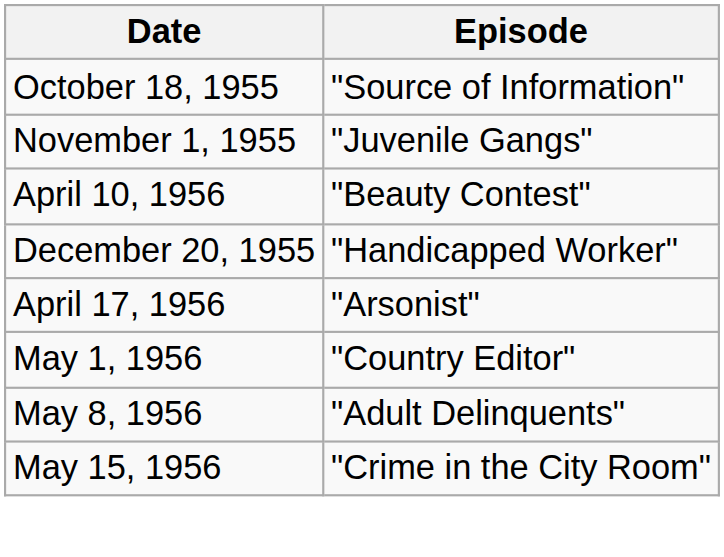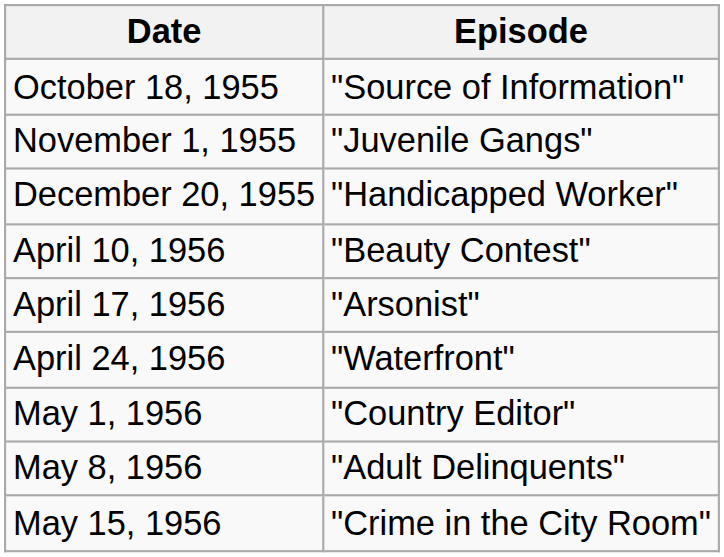rows swapped: (164, 250) <-> (119, 195)
+ row: (119, 359)
